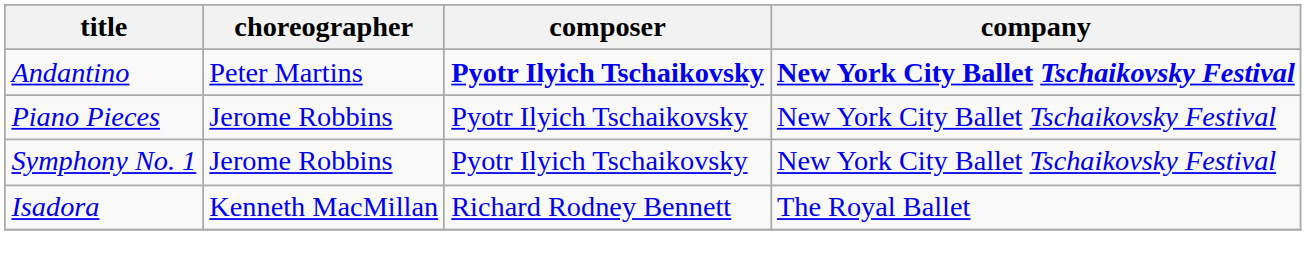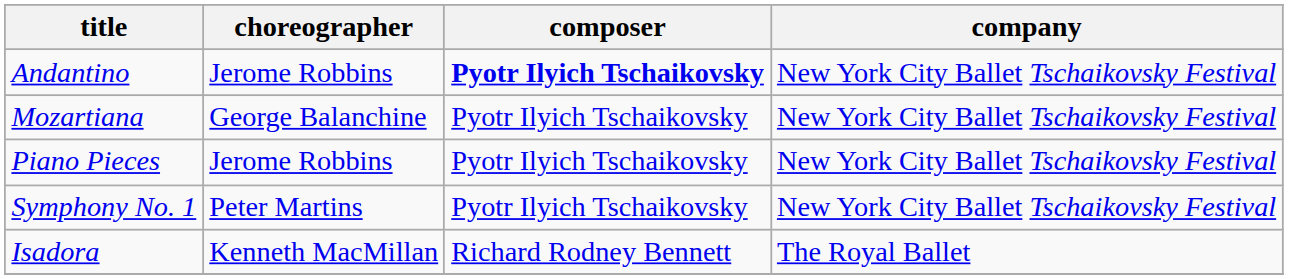(286, 71) Peter Martins -> (301, 71) Jerome Robbins
(1036, 71) bold -> (1027, 71) normal
+ row: (77, 116)
(301, 161) Jerome Robbins -> (286, 206) Peter Martins
